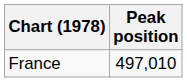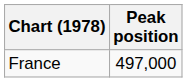(146, 63) 497,010 -> (146, 63) 497,000
